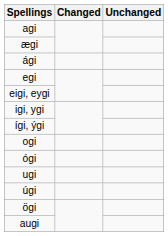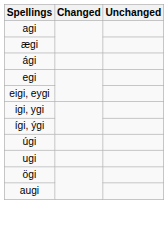- row: (29, 142)
- row: (29, 158)
rows swapped: (29, 175) <-> (29, 191)
